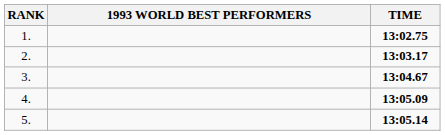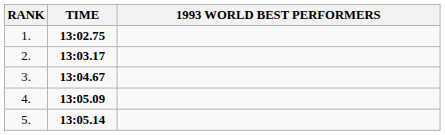columns swapped: (209, 15) <-> (405, 15)
